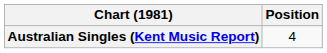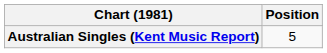(292, 36) 4 -> (292, 36) 5
